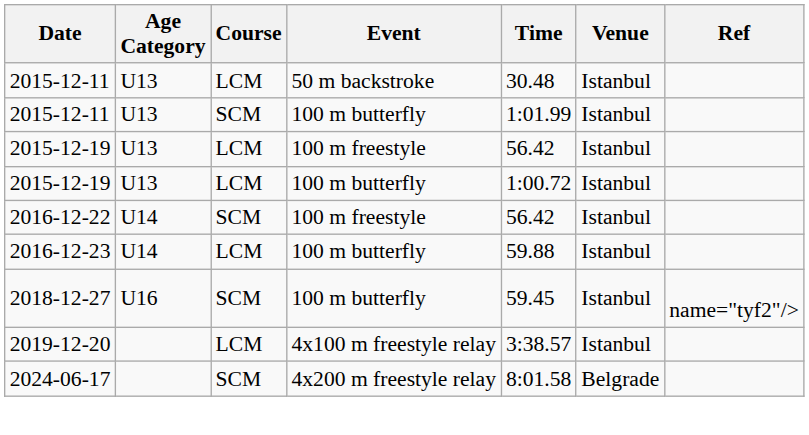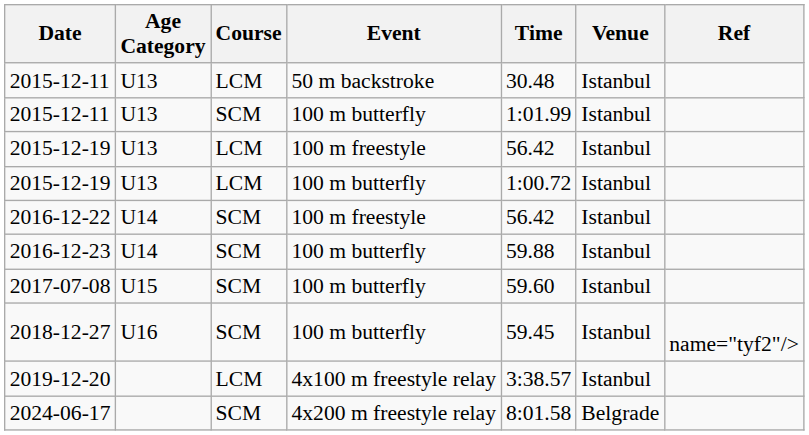(239, 251) LCM -> (238, 251) SCM
+ row: (60, 285)
